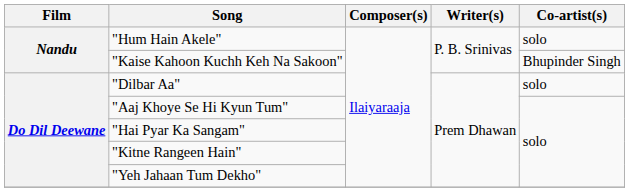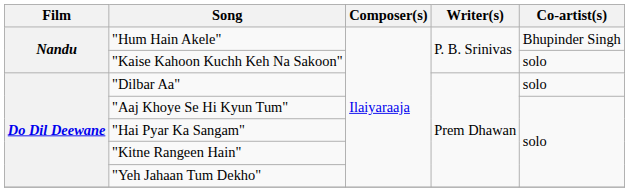(535, 38) solo -> (572, 38) Bhupinder Singh
(572, 61) Bhupinder Singh -> (535, 61) solo
